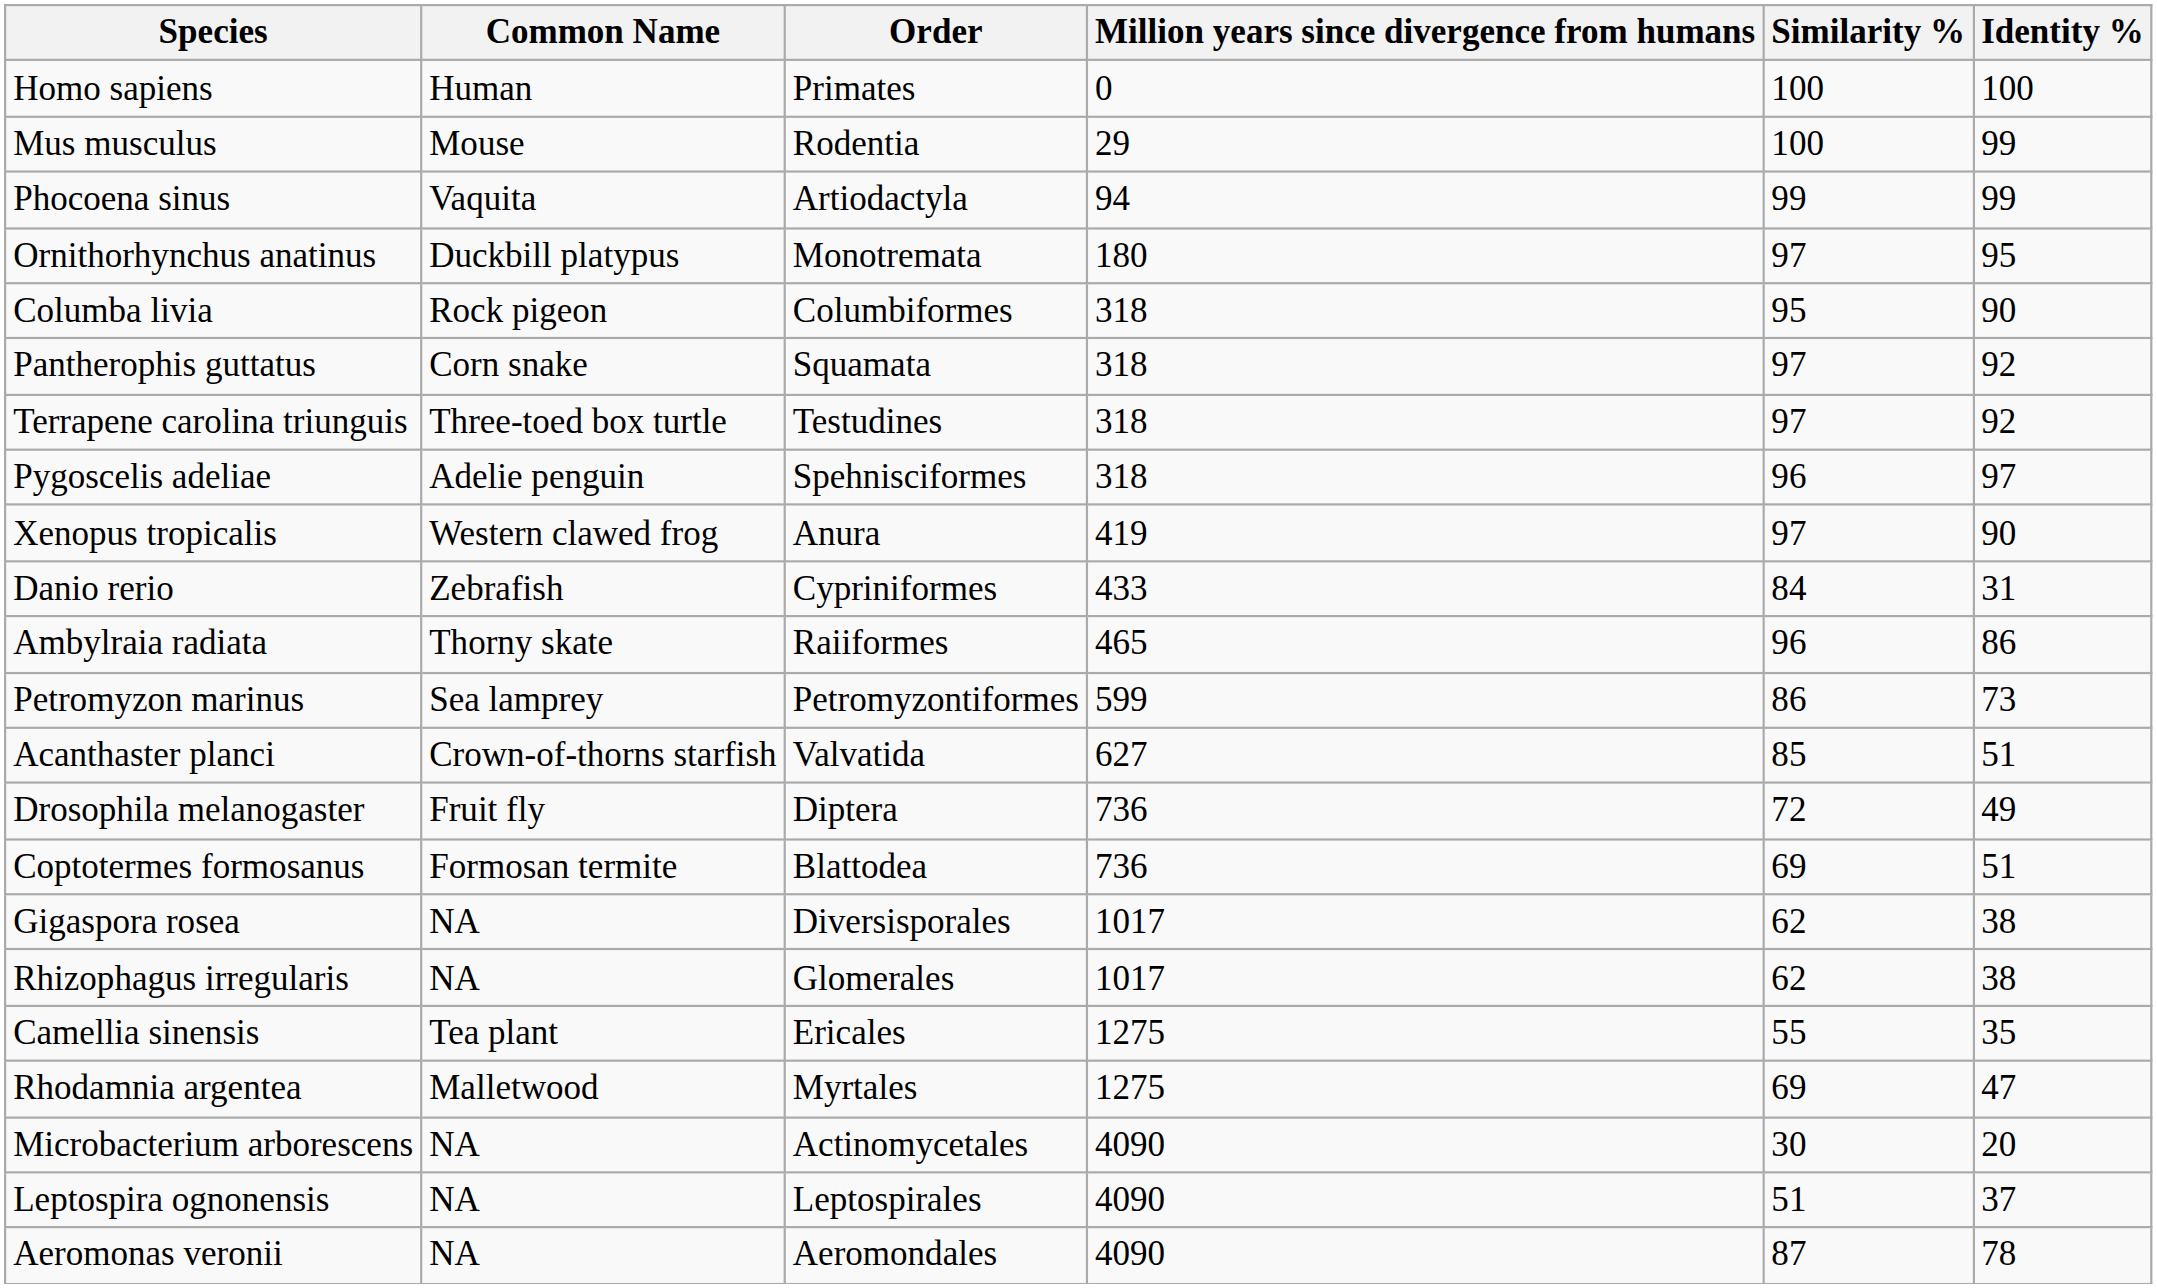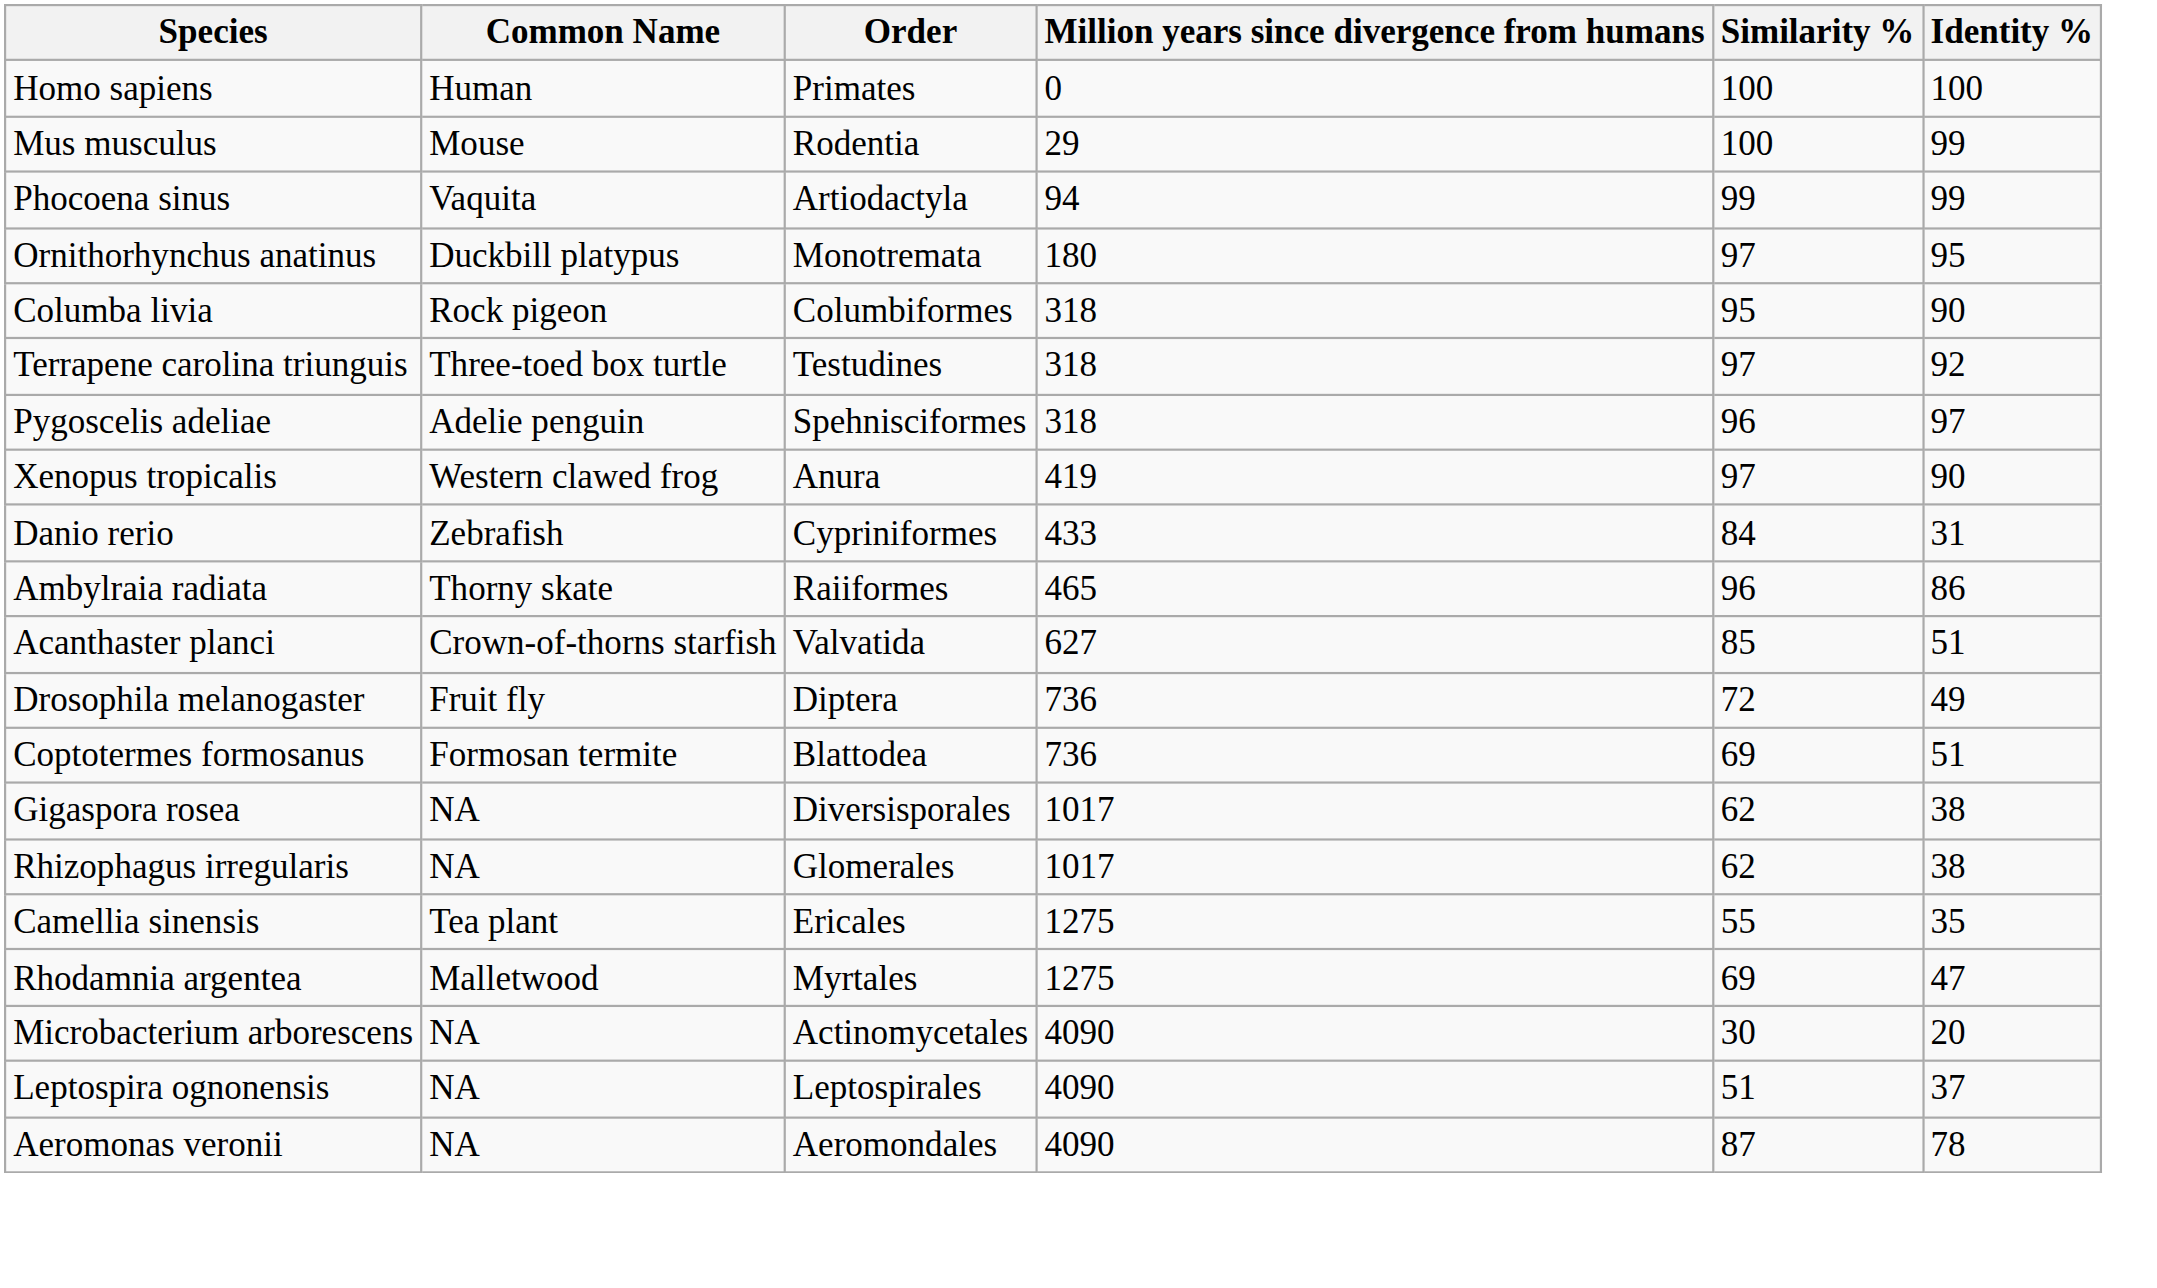- row: (165, 365)
- row: (159, 699)
